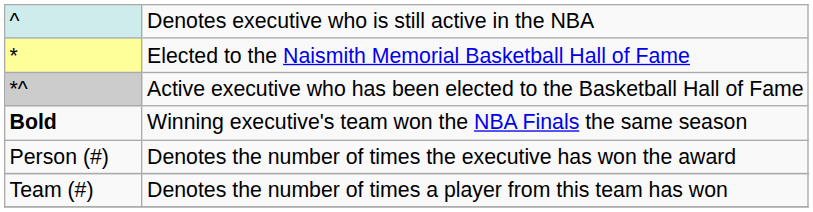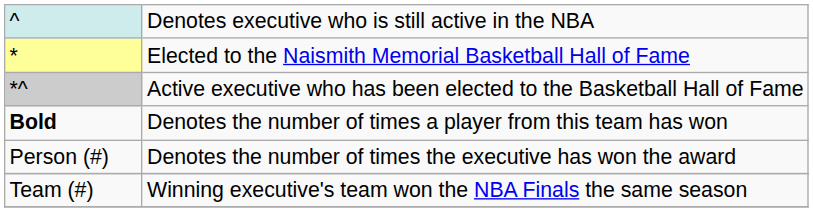(447, 122) Winning executive's team won the NBA Finals the same season -> (437, 122) Denotes the number of times a player from this team has won
(437, 190) Denotes the number of times a player from this team has won -> (447, 190) Winning executive's team won the NBA Finals the same season
